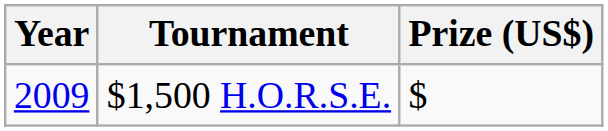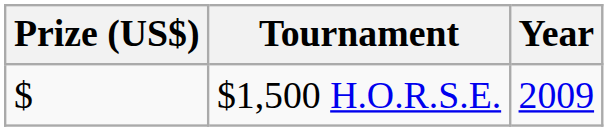columns swapped: (52, 34) <-> (501, 34)
